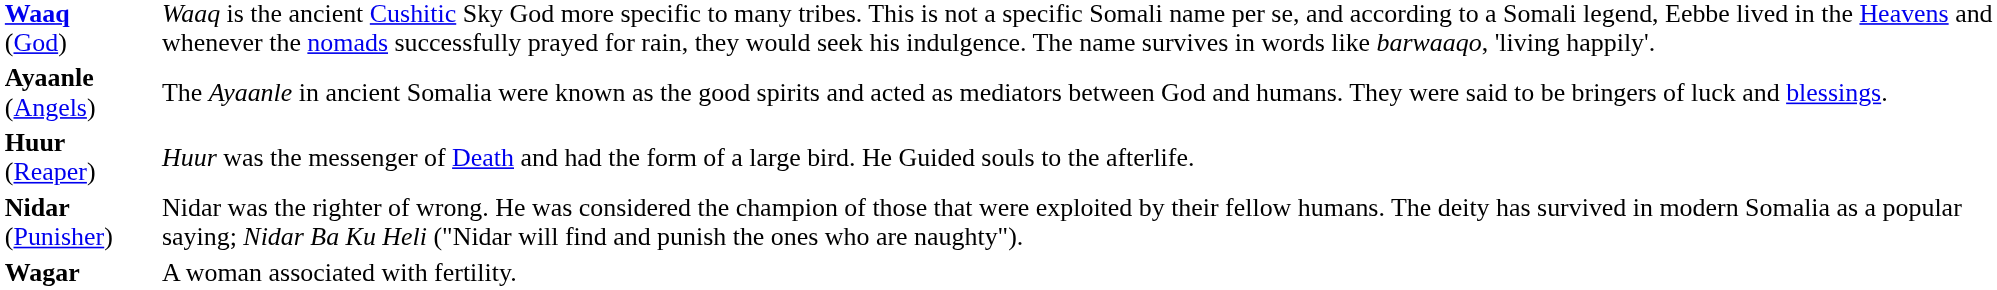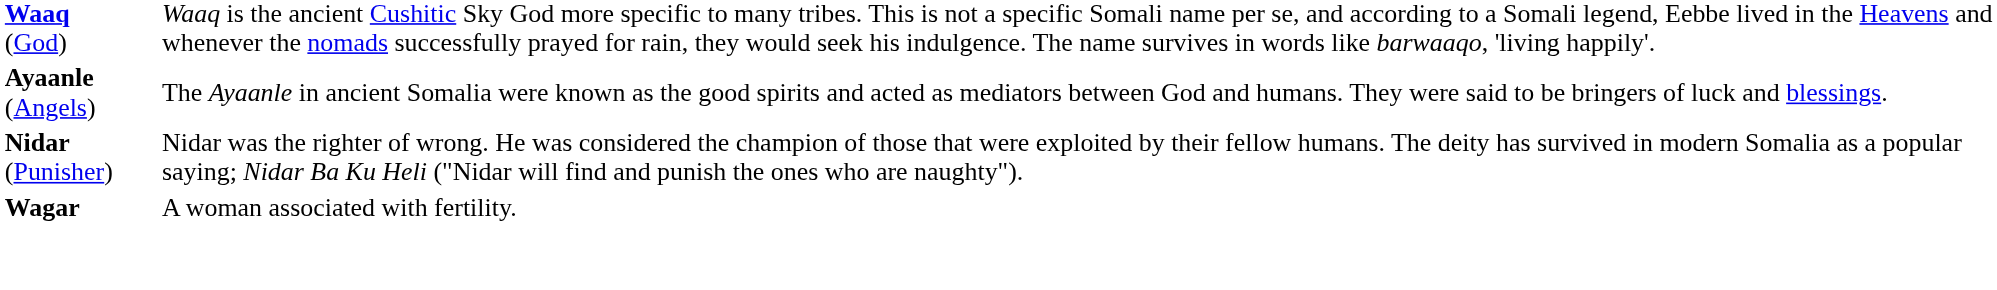- row: (50, 157)
